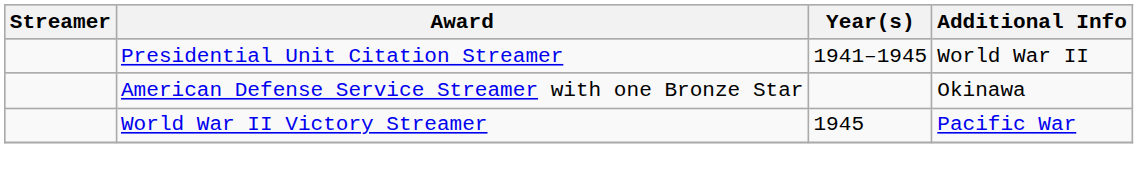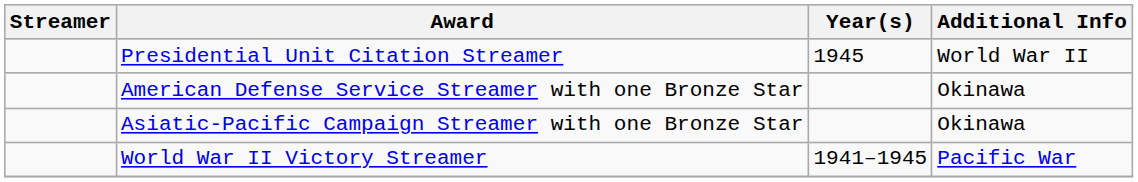(870, 56) 1941–1945 -> (839, 56) 1945
+ row: (462, 125)
(839, 125) 1945 -> (870, 159) 1941–1945
